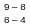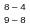rows swapped: (15, 6) <-> (15, 20)
